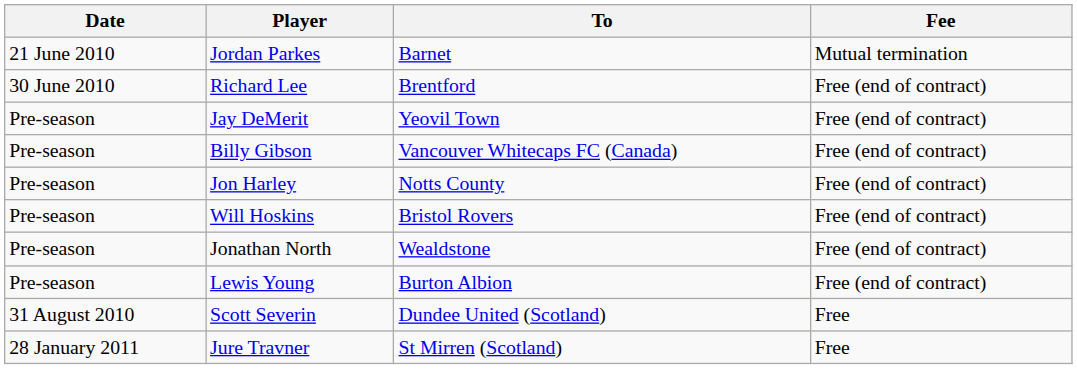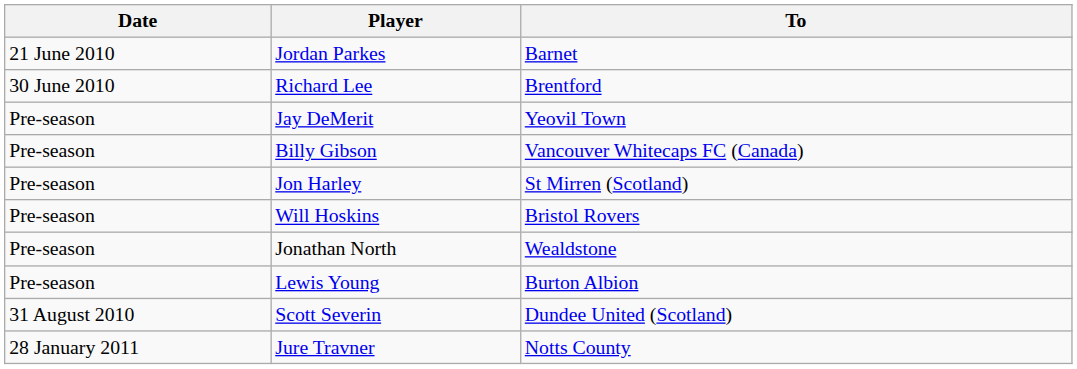- column: (941, 20)
(451, 183) Notts County -> (607, 183) St Mirren (Scotland)
(480, 346) St Mirren (Scotland) -> (578, 346) Notts County
